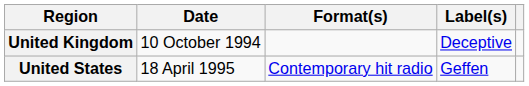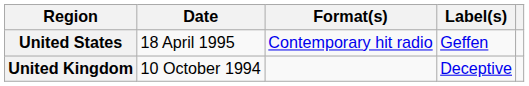rows swapped: (71, 42) <-> (71, 68)
